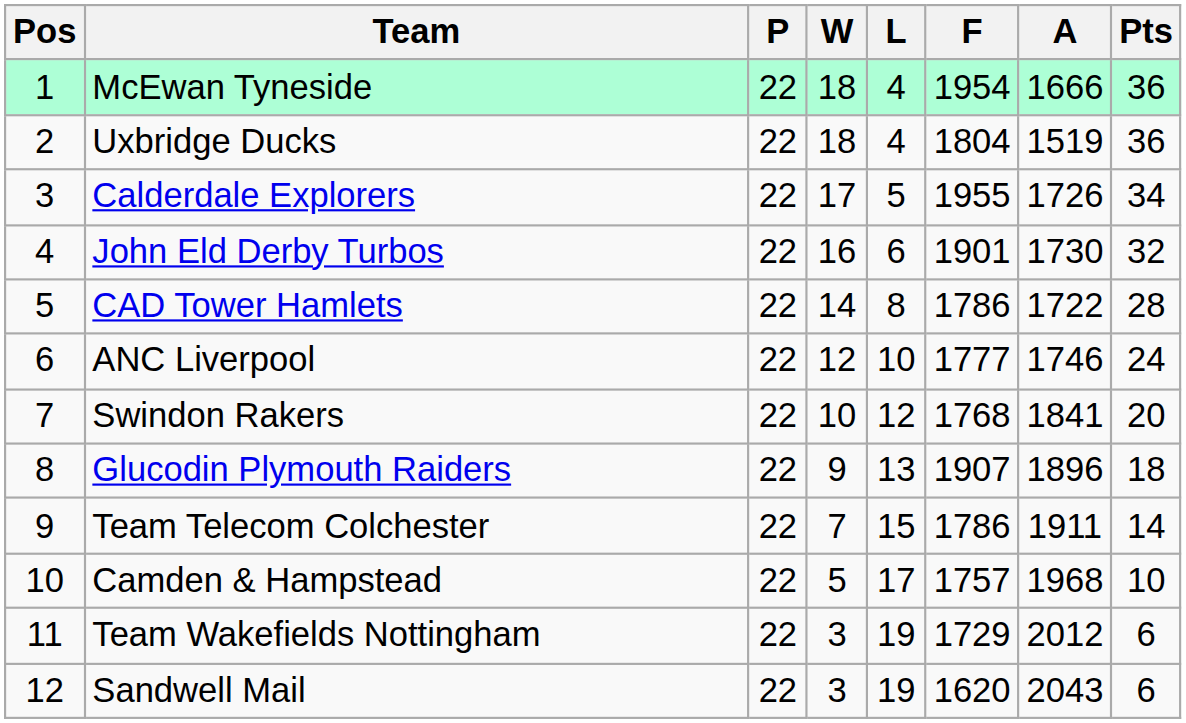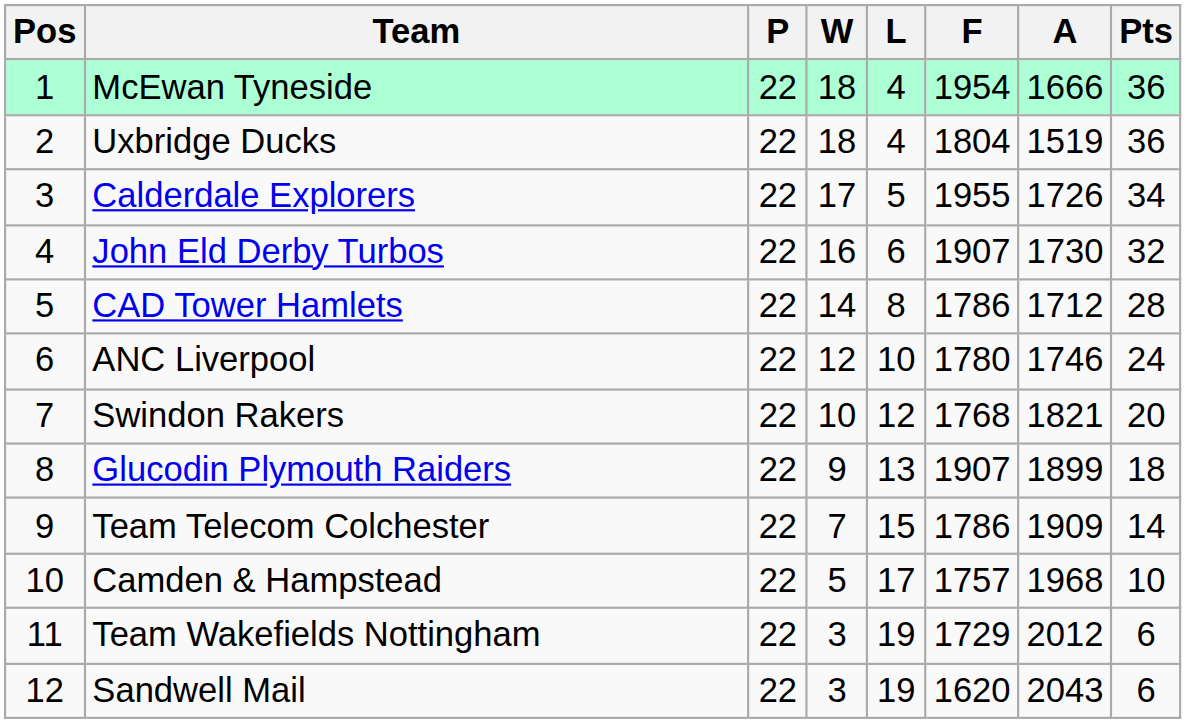(972, 251) 1901 -> (972, 251) 1907
(1065, 305) 1722 -> (1065, 305) 1712
(972, 360) 1777 -> (972, 360) 1780
(1065, 415) 1841 -> (1065, 415) 1821
(1065, 470) 1896 -> (1065, 470) 1899
(1065, 525) 1911 -> (1065, 525) 1909
